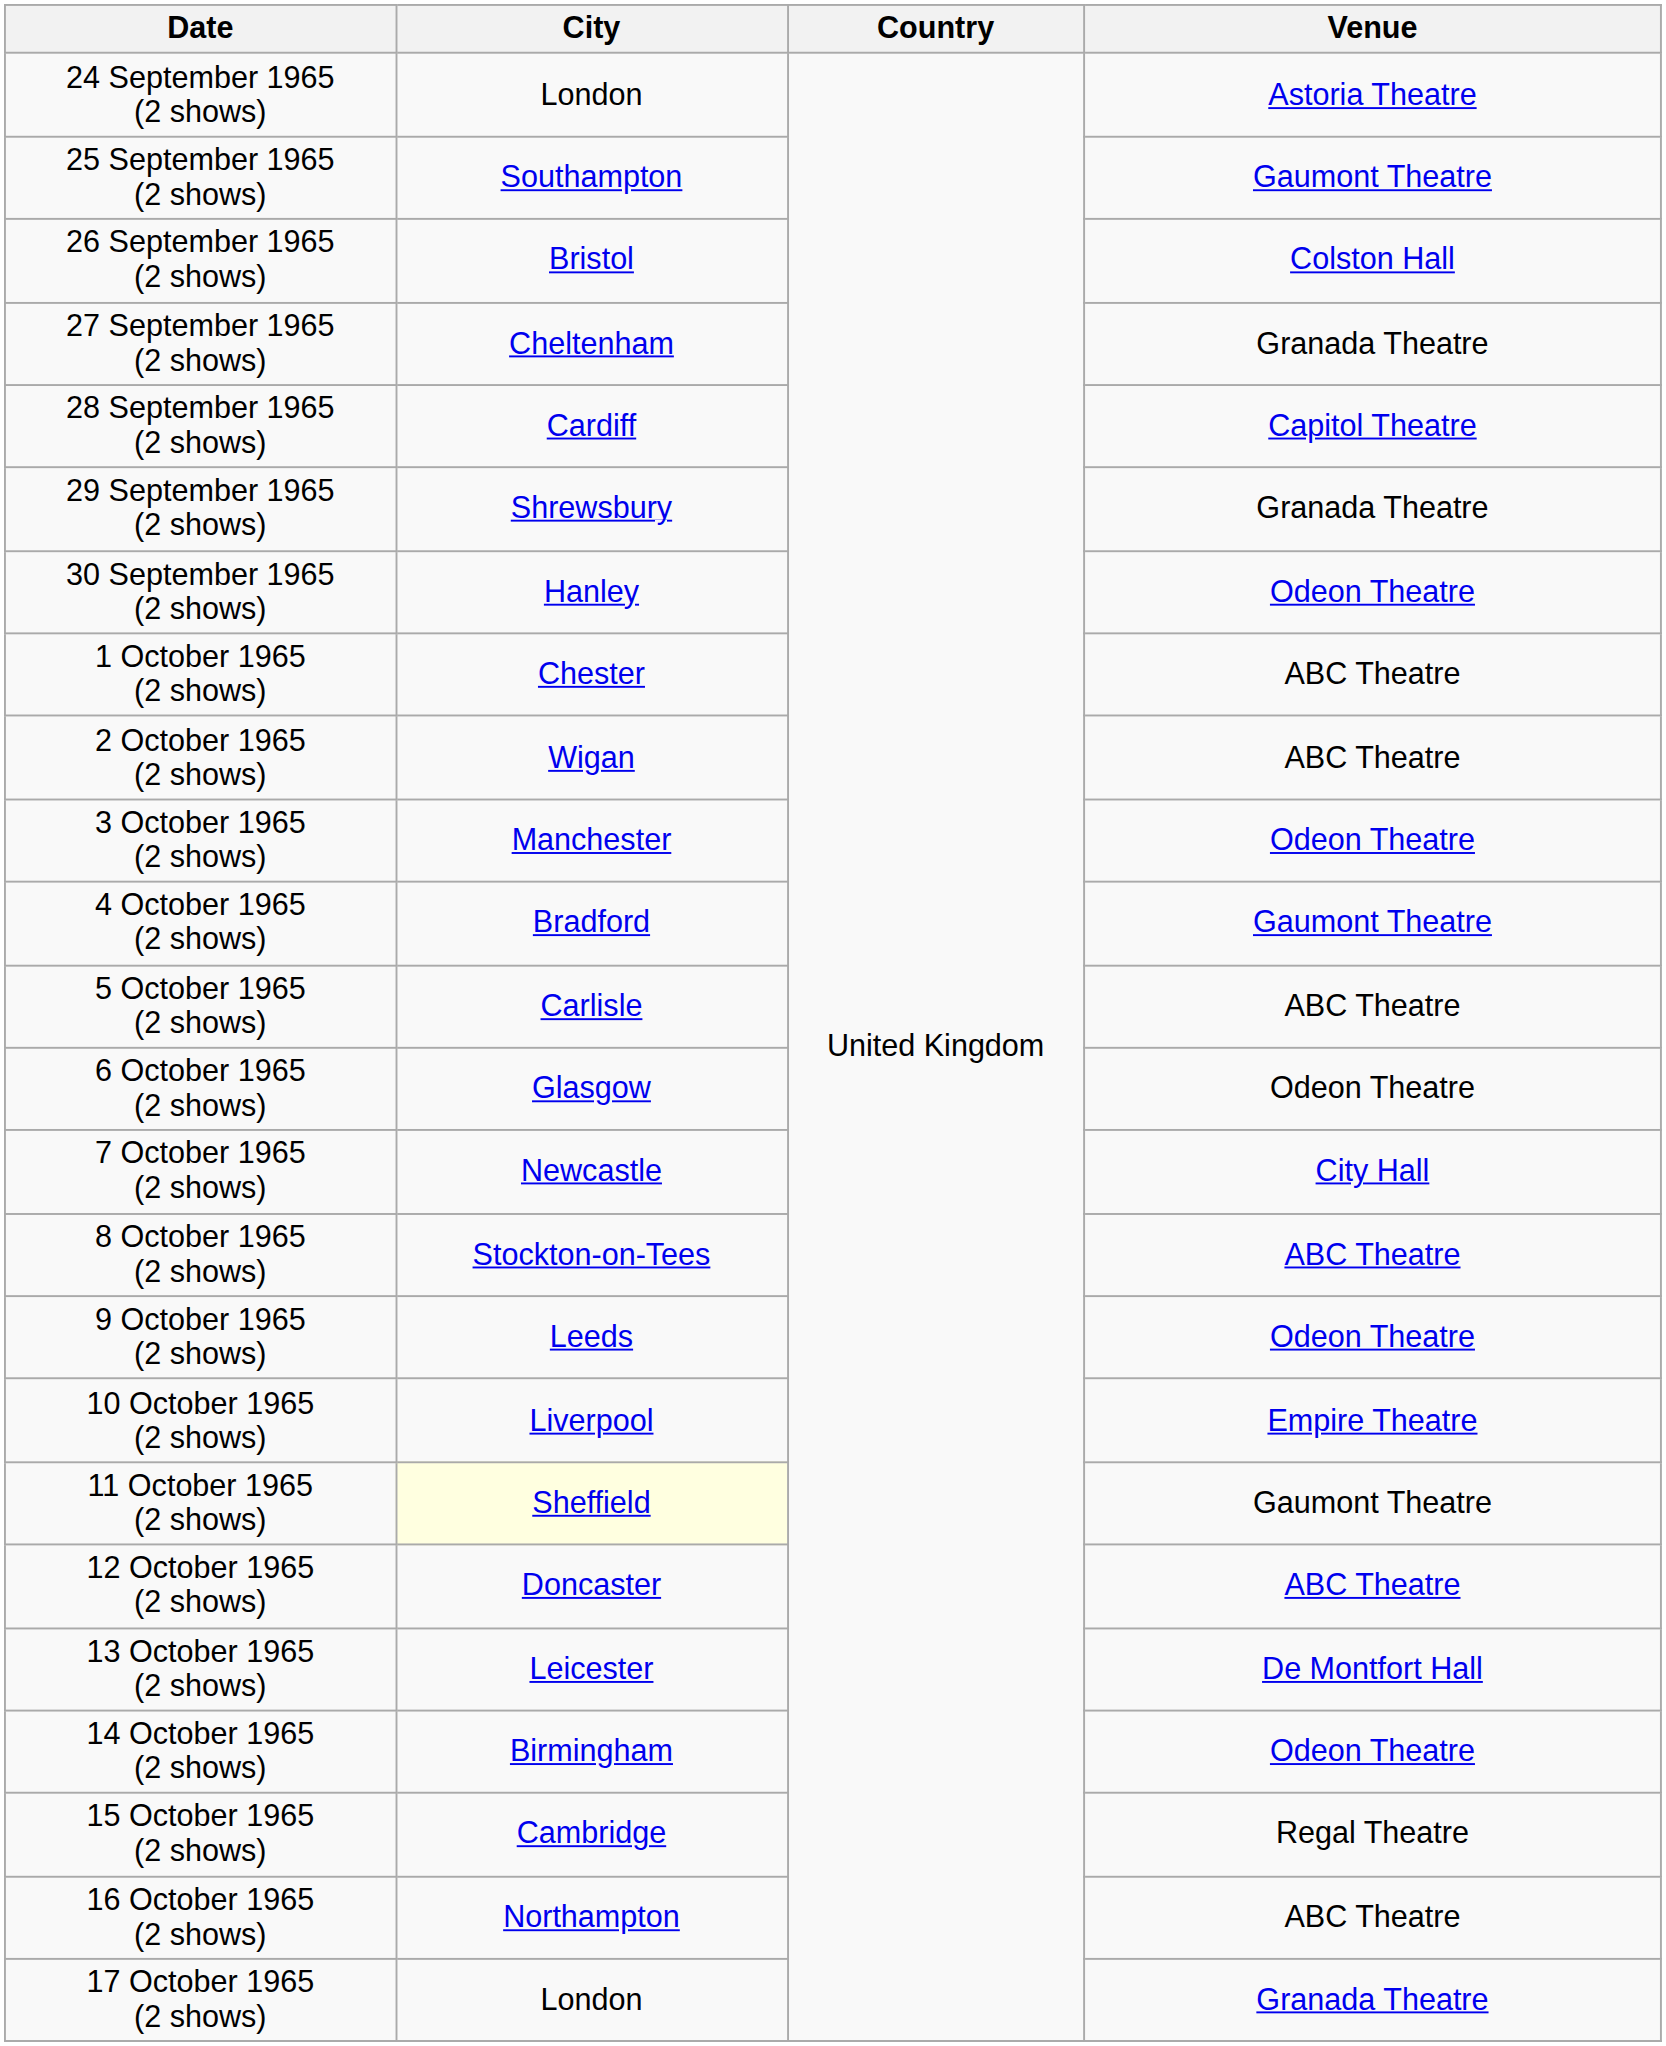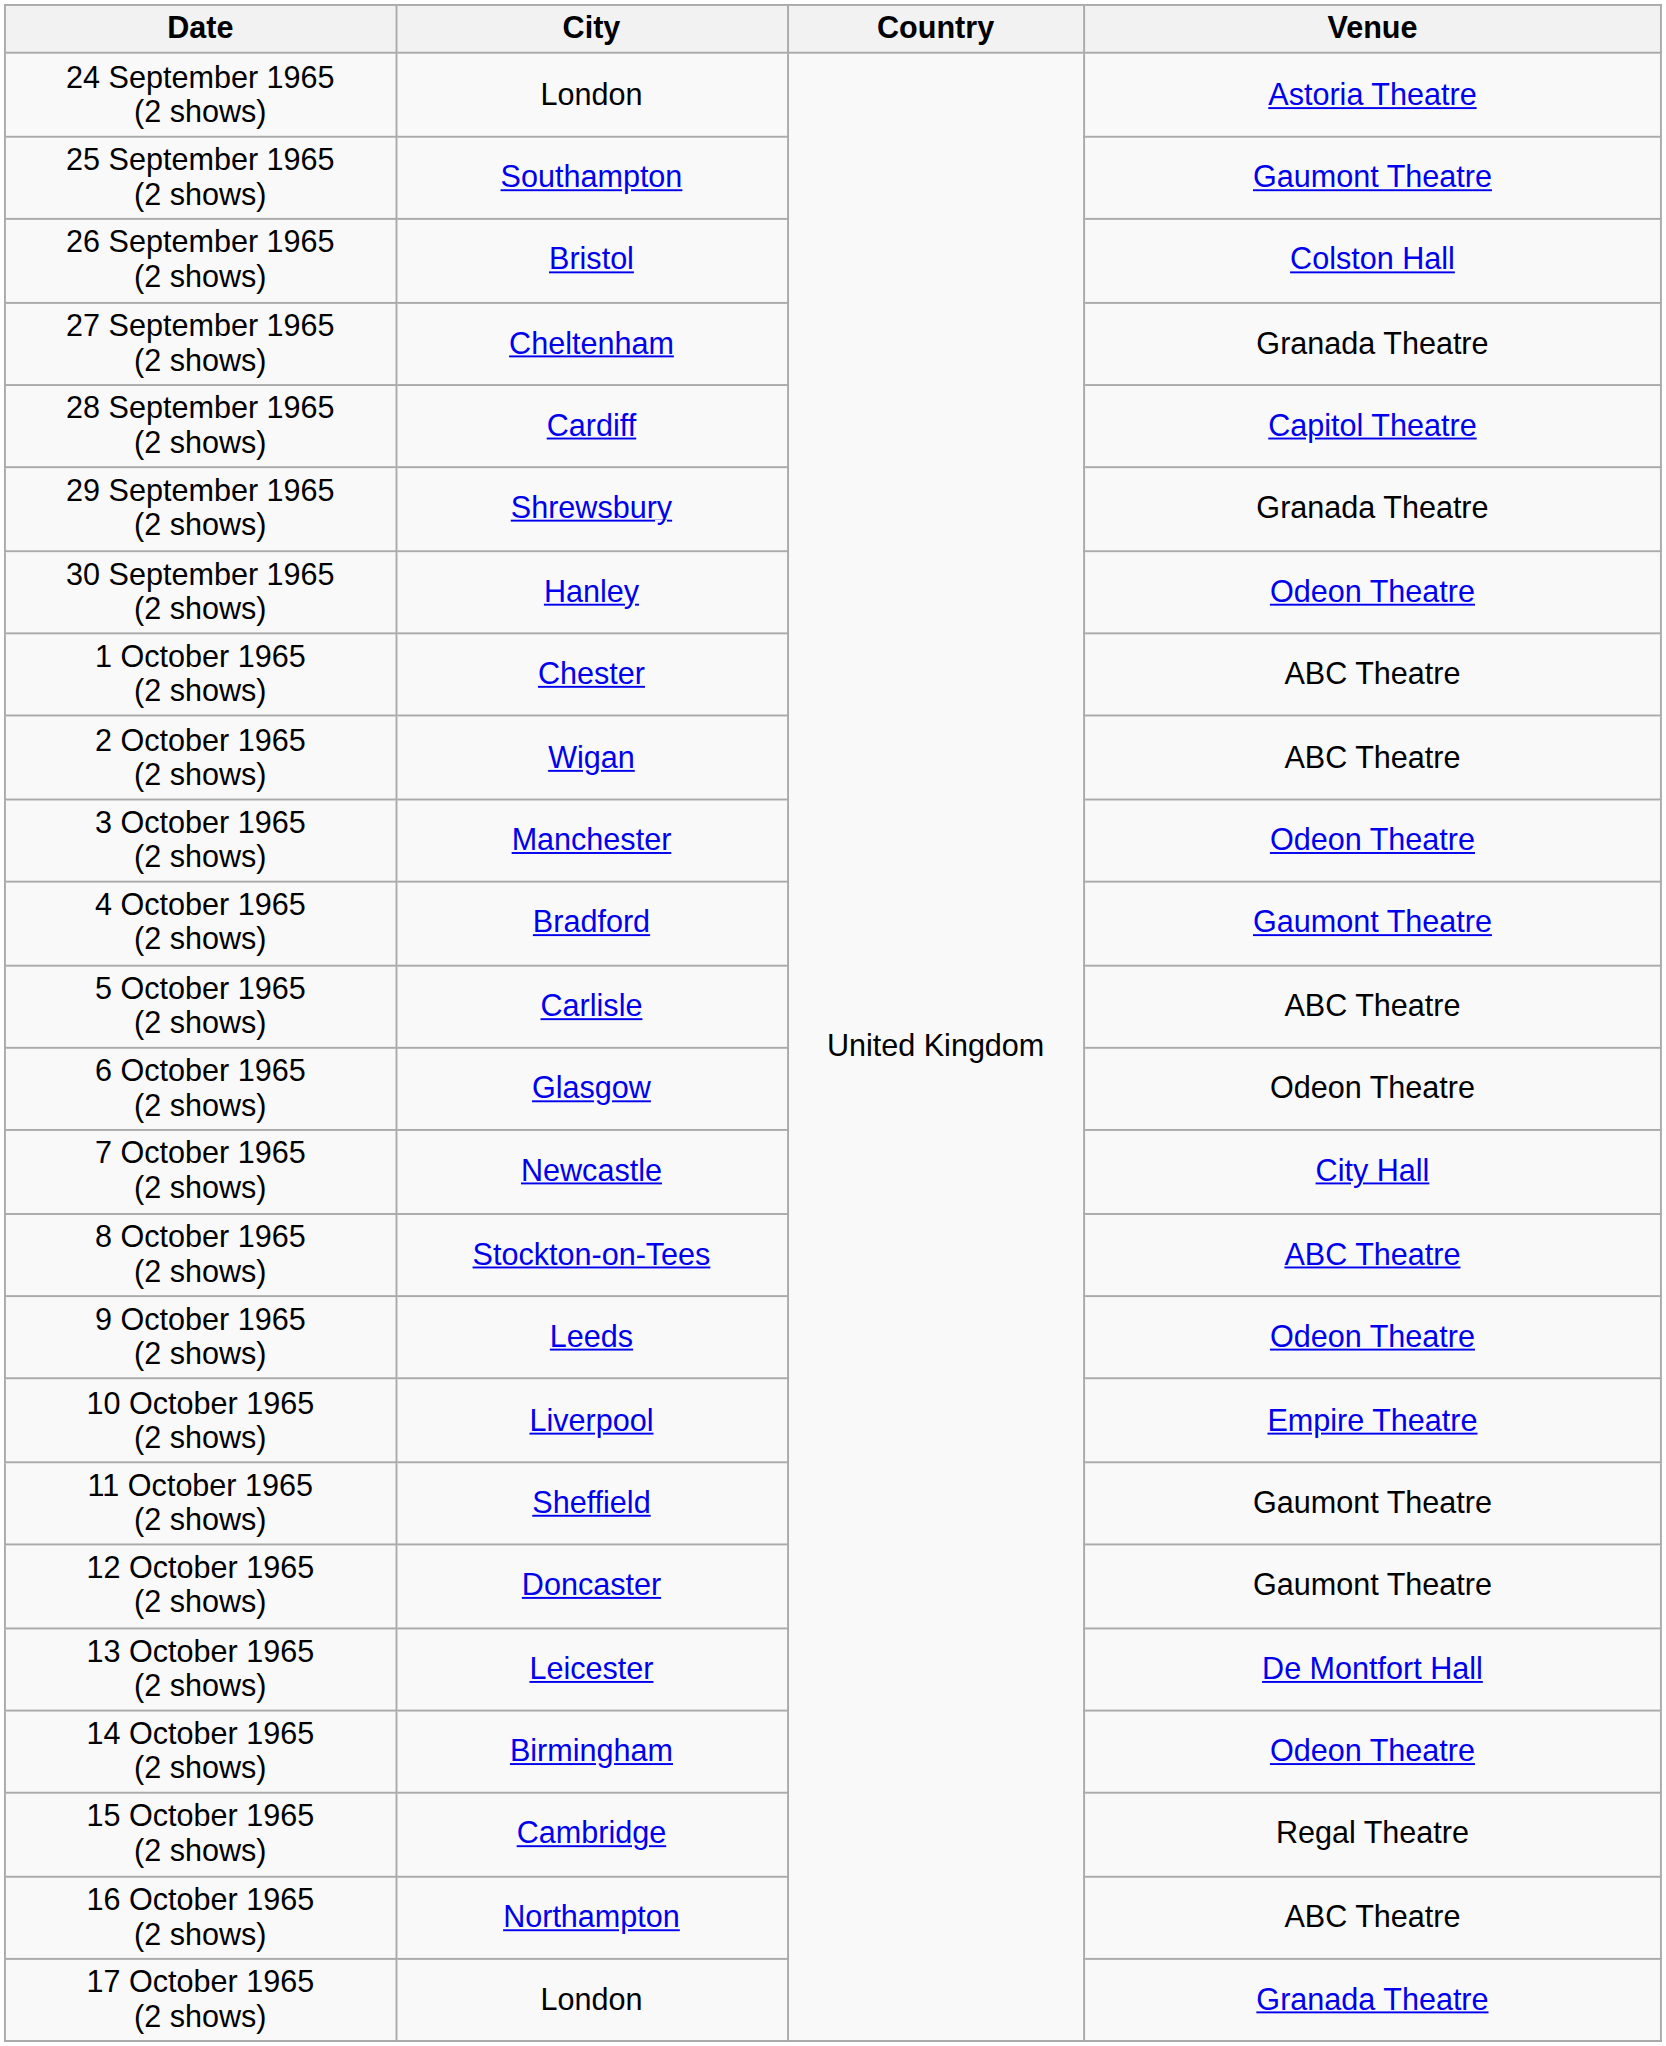(591, 1502) lightyellow background -> (591, 1502) no background
(1372, 1585) ABC Theatre -> (1372, 1585) Gaumont Theatre
